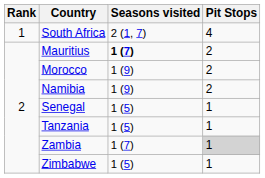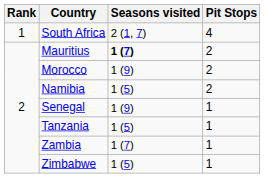(122, 89) 1 (9) -> (122, 89) 1 (5)
(122, 108) 1 (5) -> (122, 108) 1 (9)
(209, 145) lightgrey background -> (209, 145) no background
